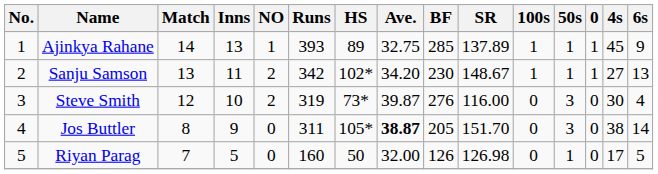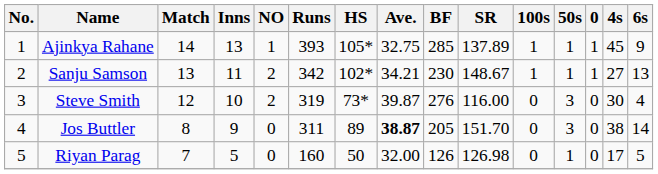(356, 45) 89 -> (356, 45) 105*
(401, 73) 34.20 -> (401, 73) 34.21
(356, 127) 105* -> (356, 127) 89
